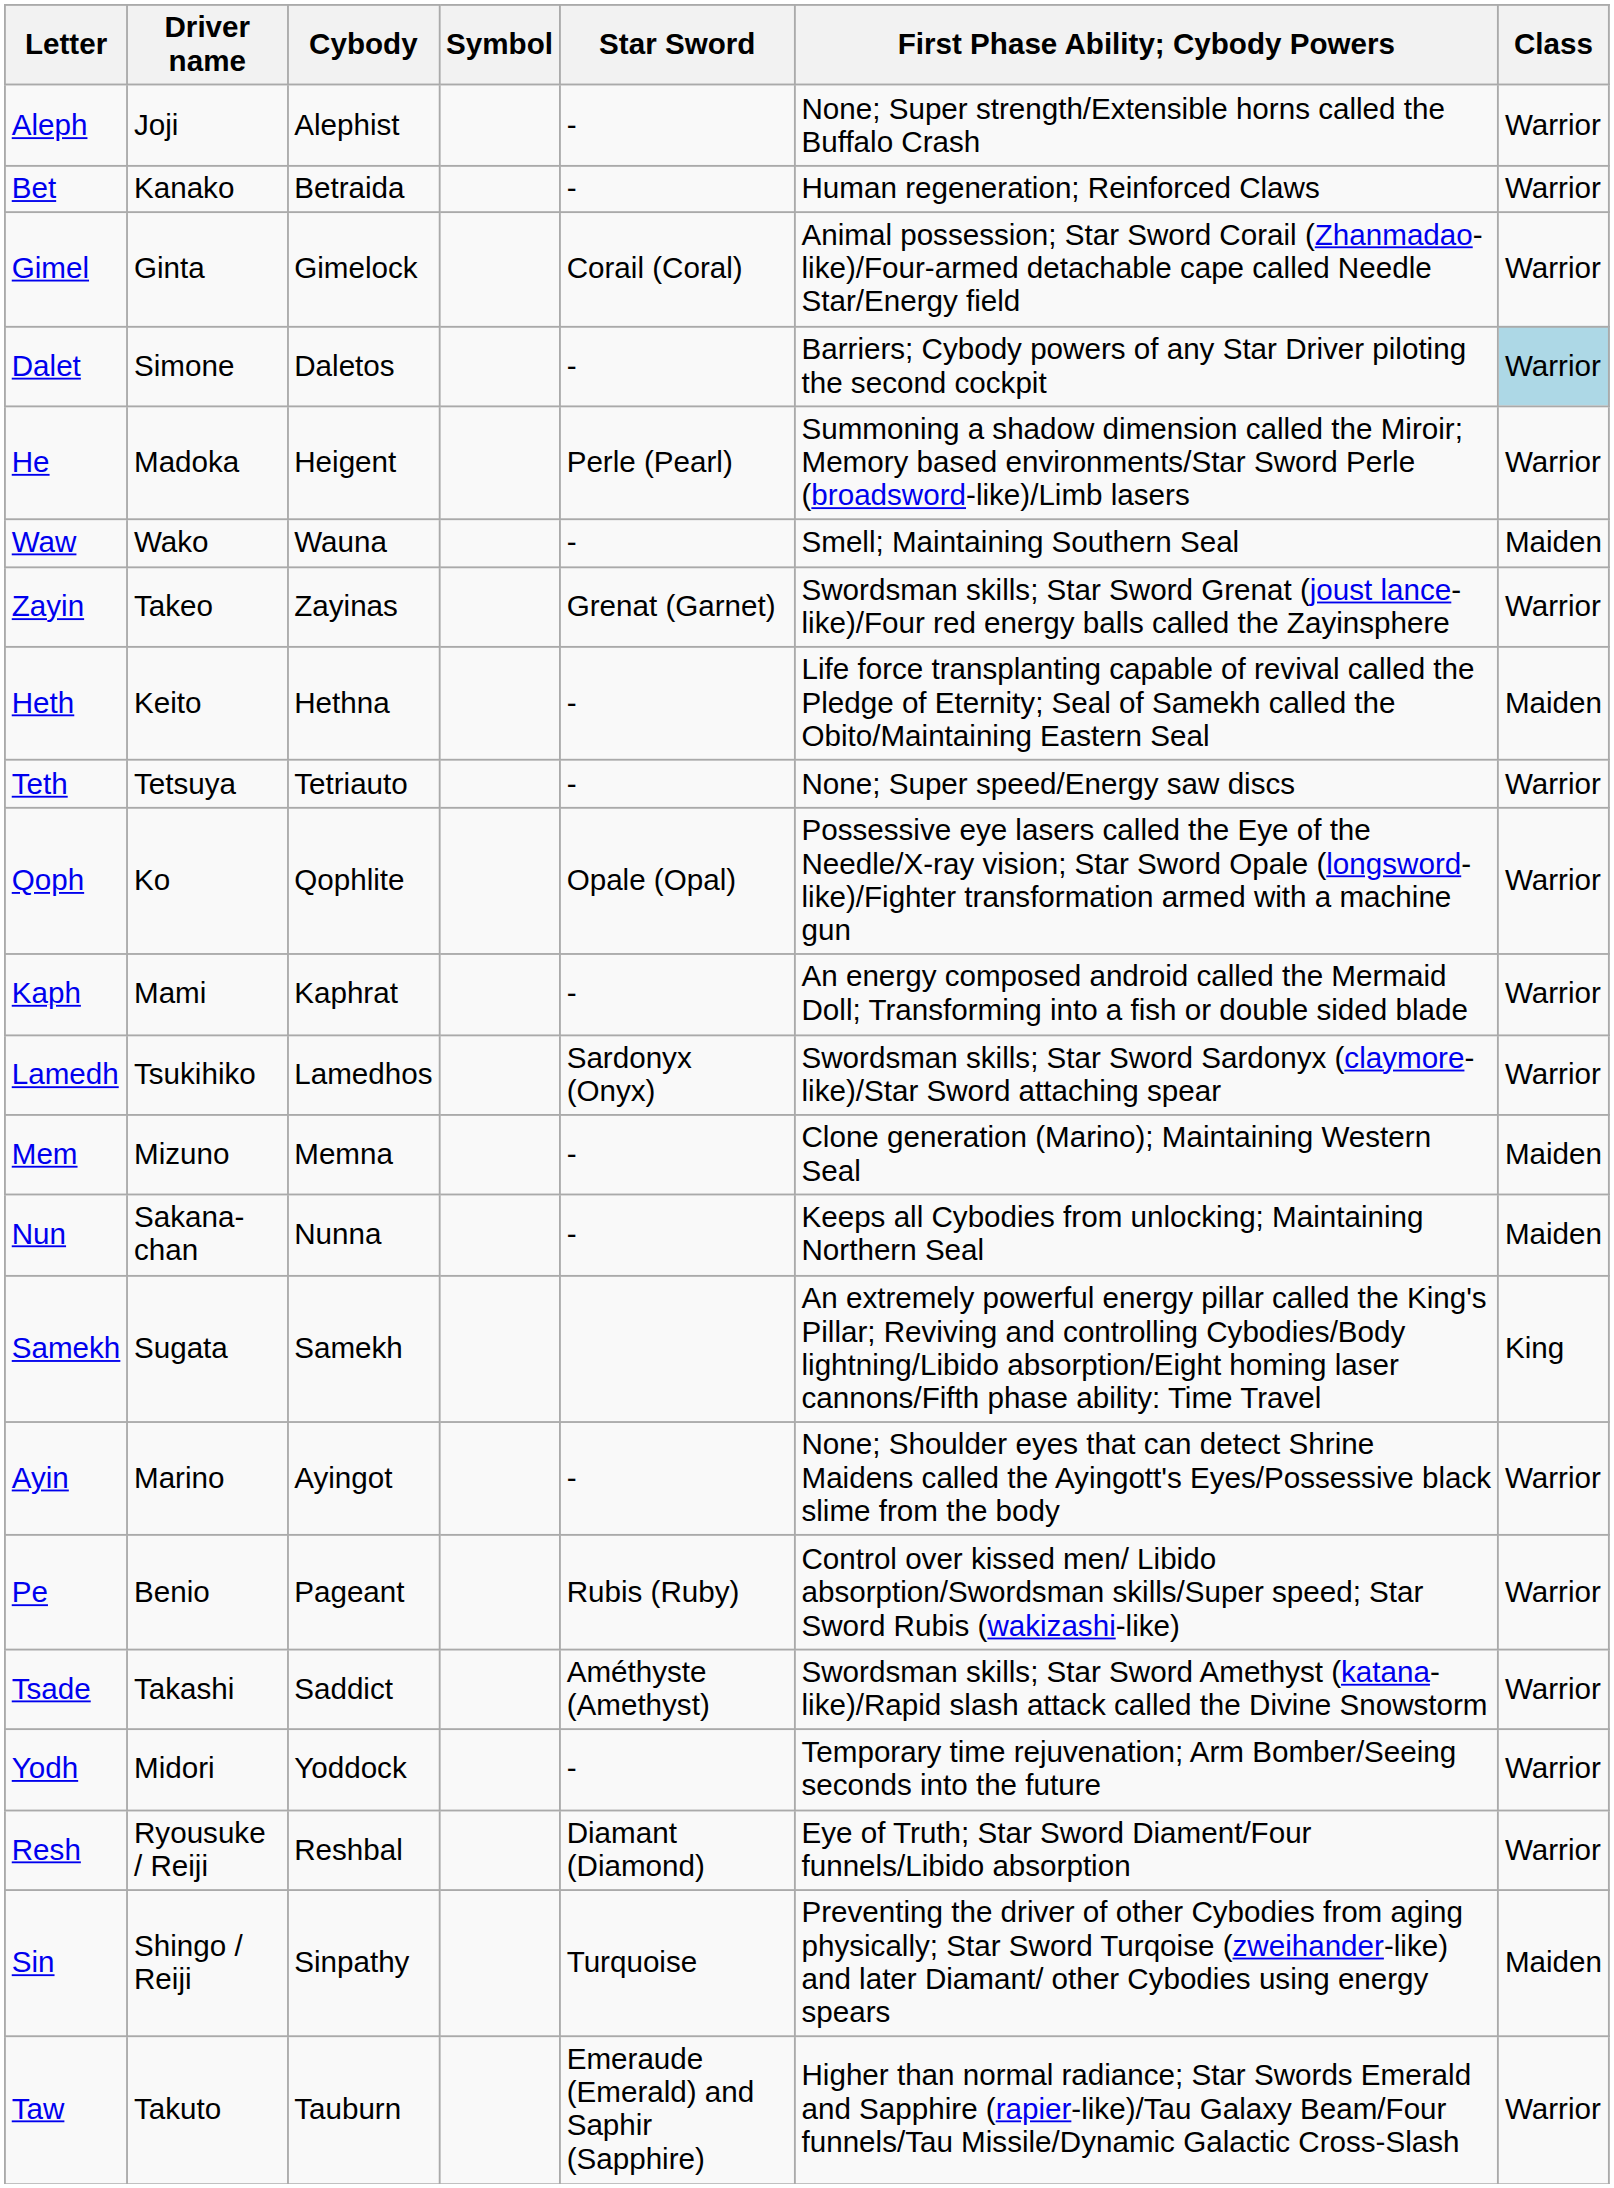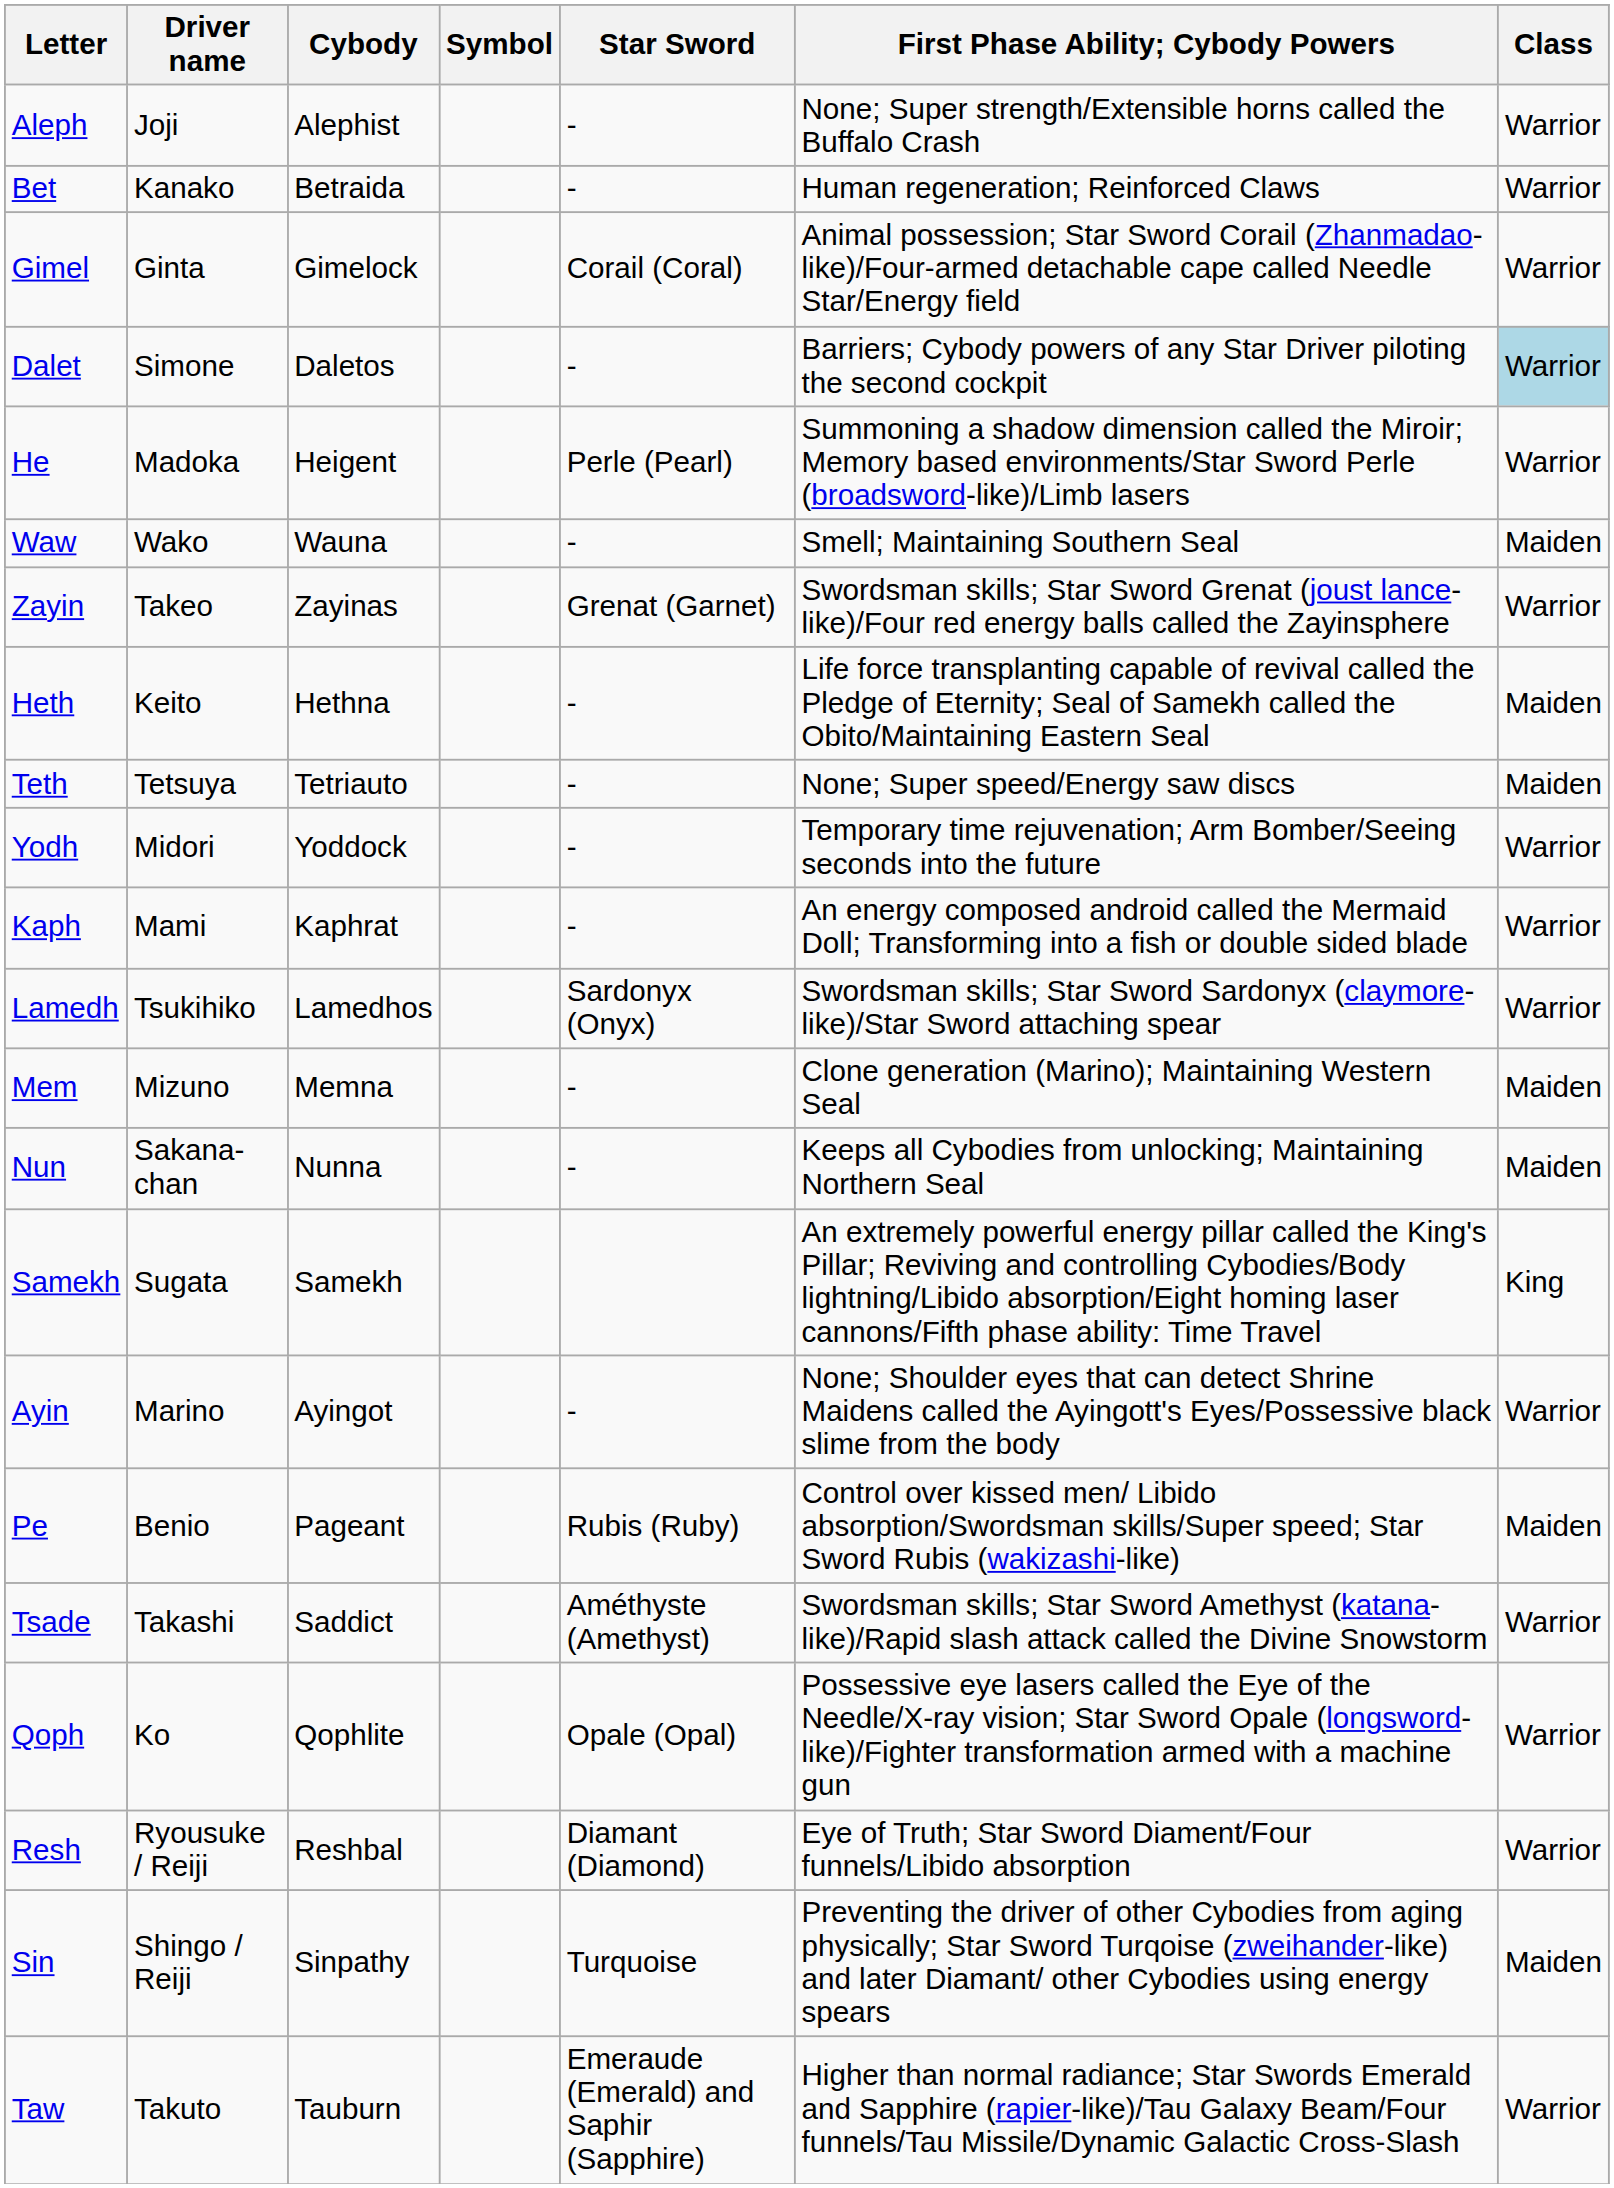(1553, 783) Warrior -> (1553, 783) Maiden
rows swapped: (45, 1769) <-> (48, 880)
(1553, 1591) Warrior -> (1553, 1525) Maiden
